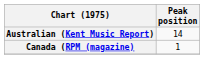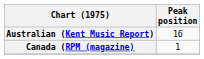(178, 34) 14 -> (178, 34) 16
